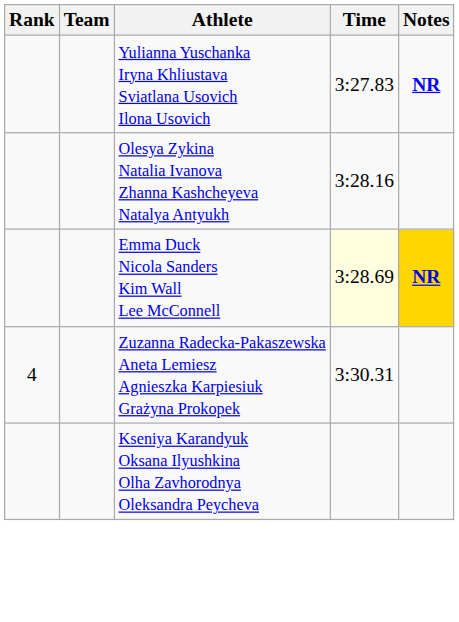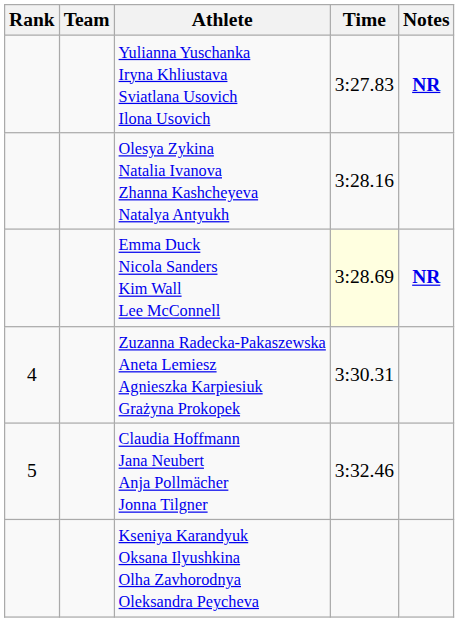(426, 277) gold background -> (426, 277) no background
+ row: (179, 472)
